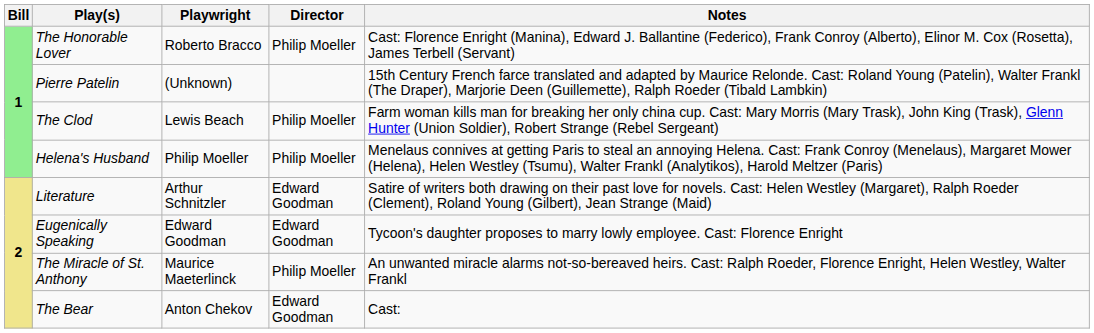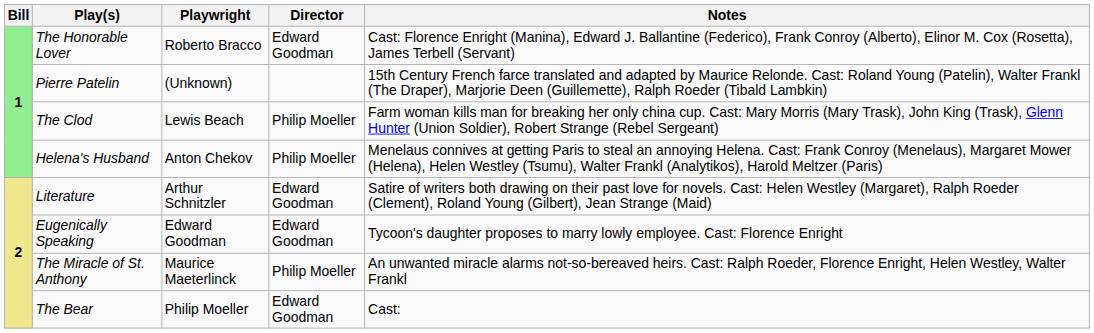(314, 45) Philip Moeller -> (303, 45) Edward Goodman
(207, 158) Philip Moeller -> (208, 158) Anton Chekov
(208, 309) Anton Chekov -> (207, 309) Philip Moeller
